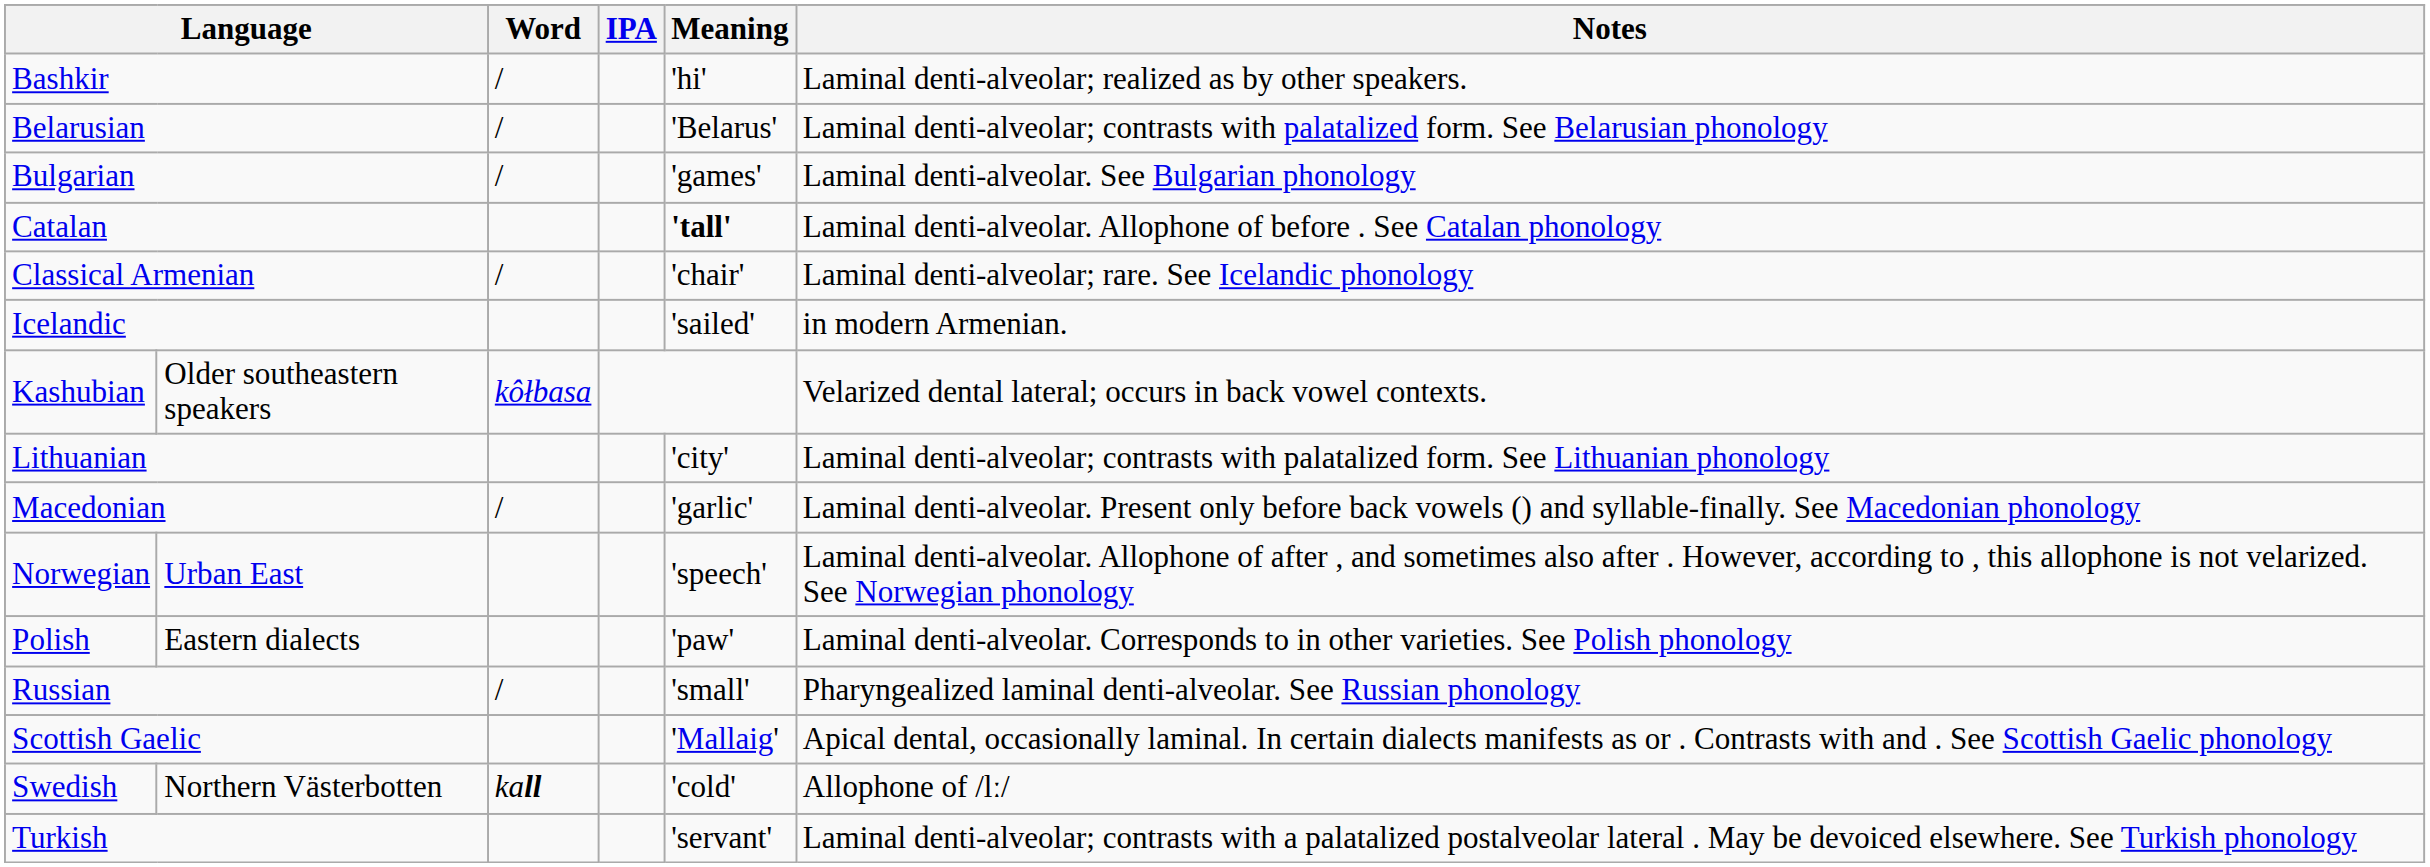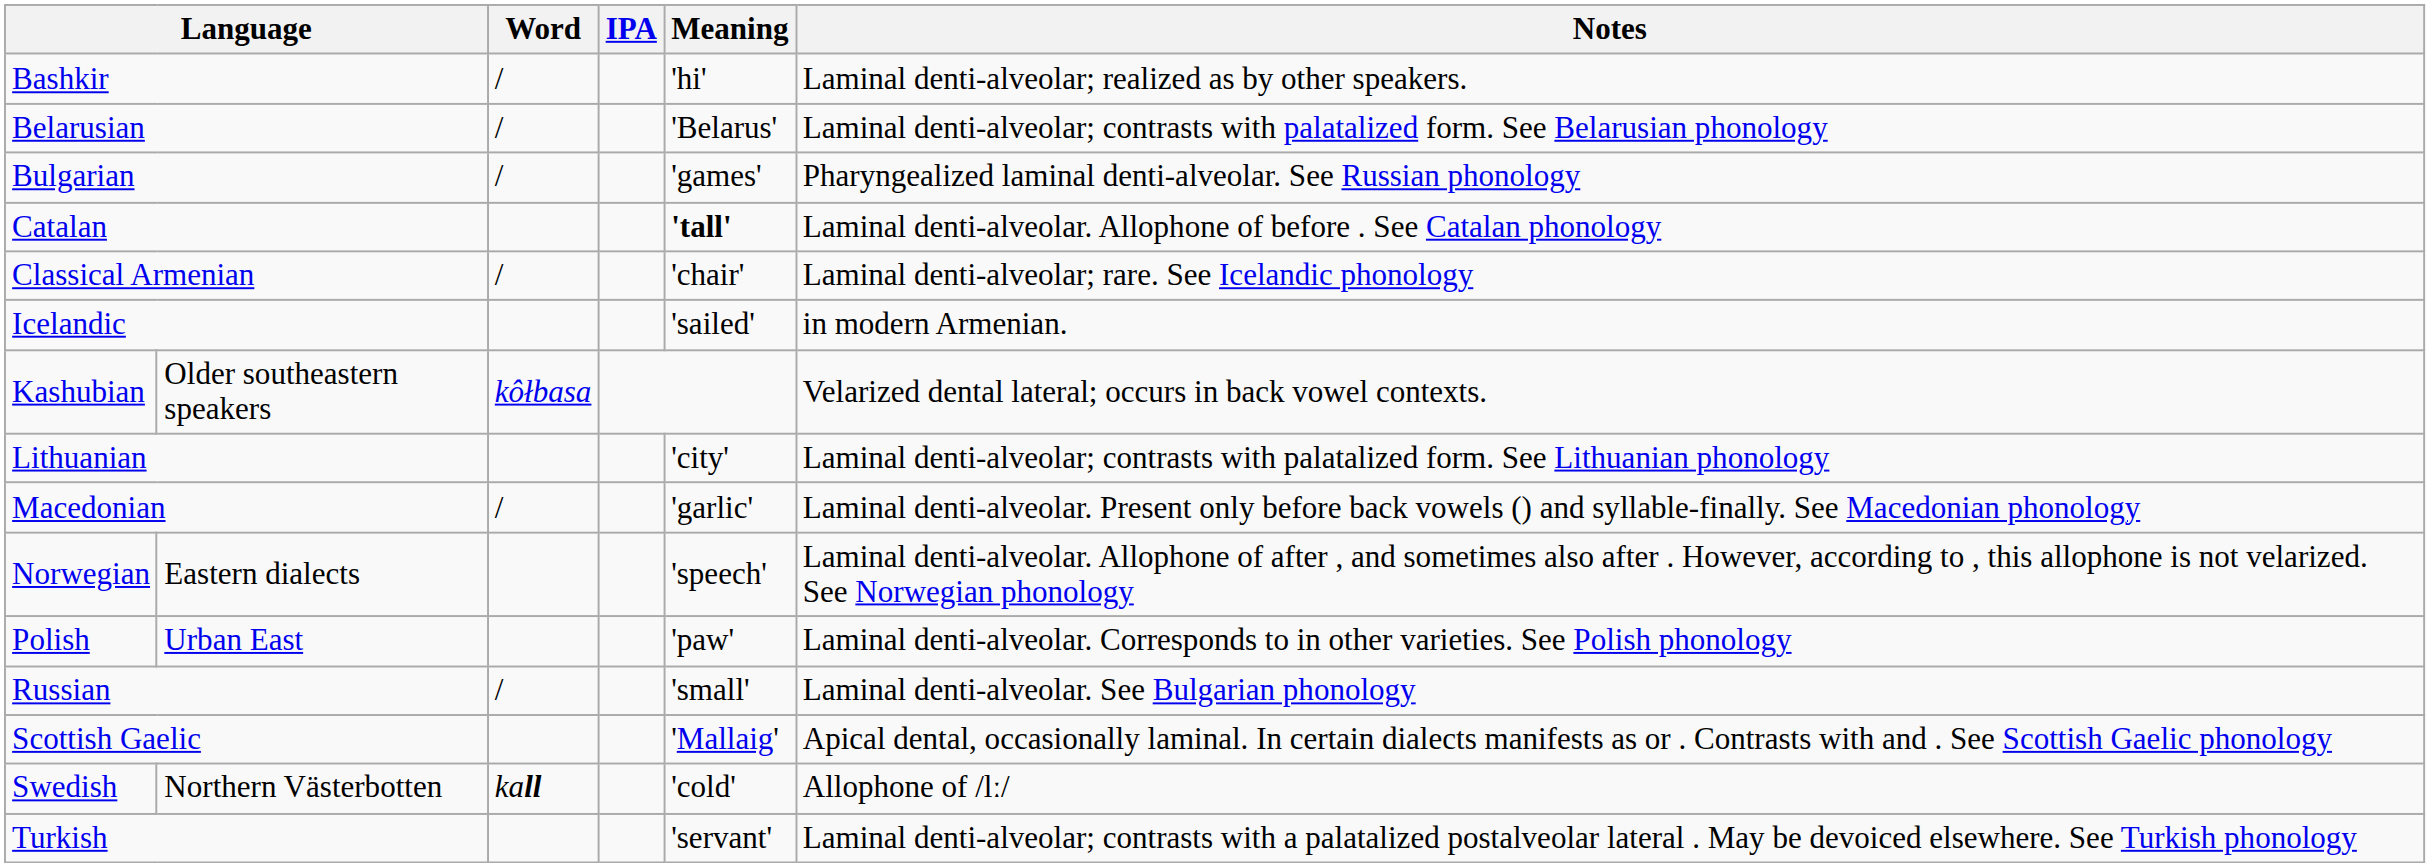(1109, 176) Laminal denti-alveolar. See Bulgarian phonology -> (1192, 176) Pharyngealized laminal denti-alveolar. See Russian phonology
(234, 573) Urban East -> (262, 573) Eastern dialects
(262, 640) Eastern dialects -> (234, 640) Urban East
(1192, 689) Pharyngealized laminal denti-alveolar. See Russian phonology -> (1109, 689) Laminal denti-alveolar. See Bulgarian phonology
